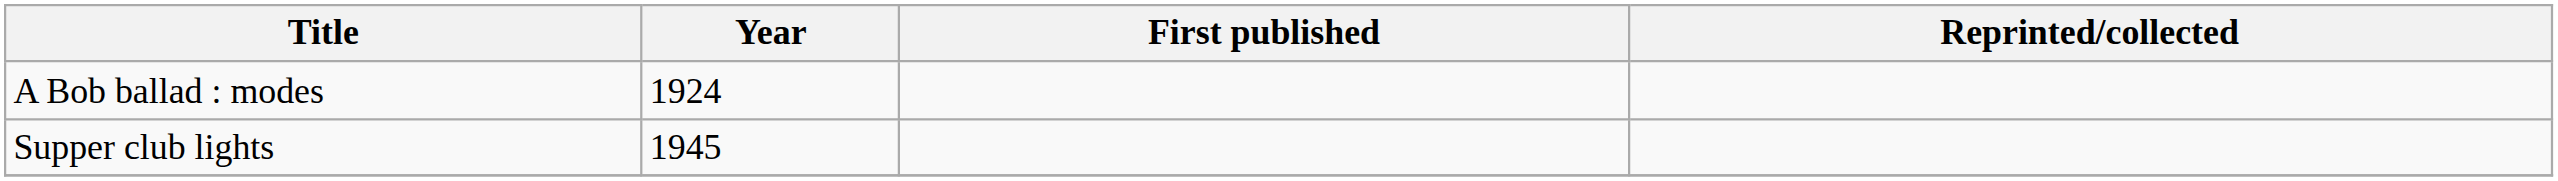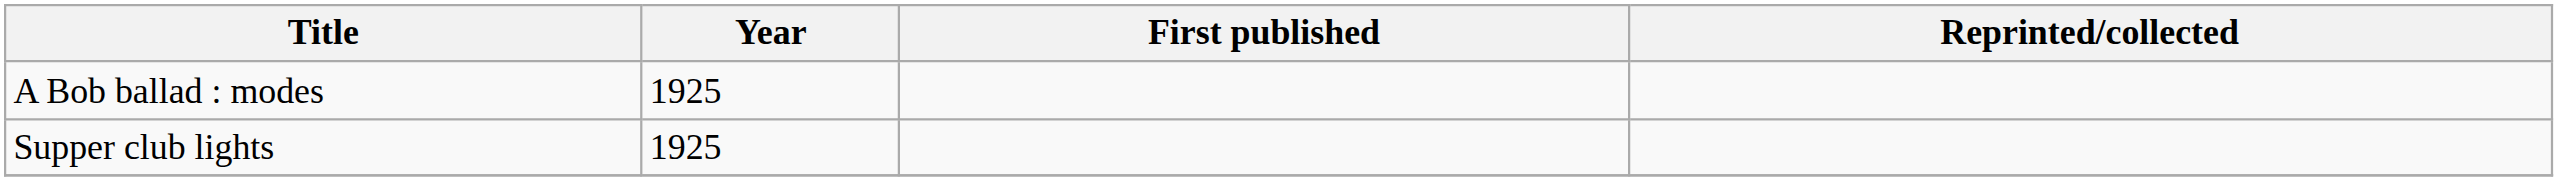(686, 89) 1924 -> (686, 89) 1925
(686, 146) 1945 -> (686, 146) 1925
